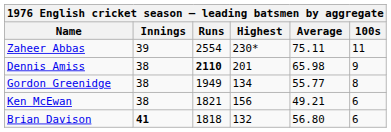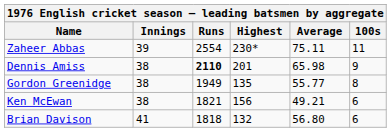(242, 84) 134 -> (242, 84) 135
(142, 119) bold -> (142, 119) normal
